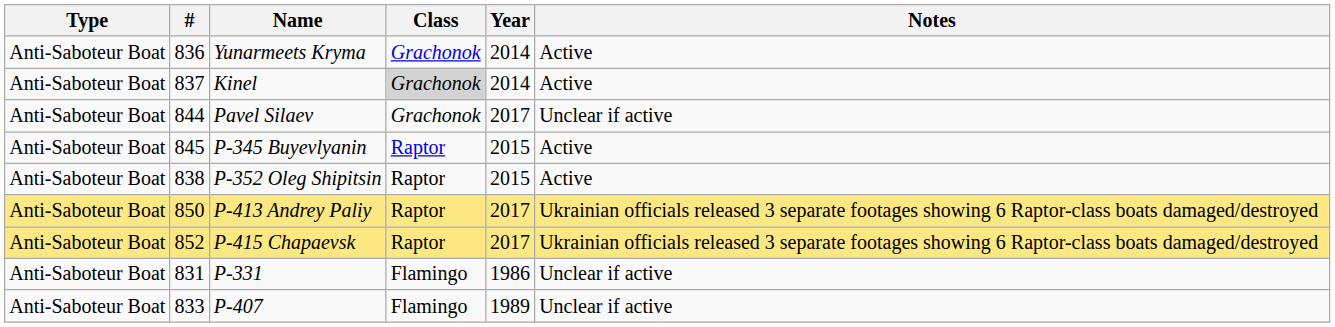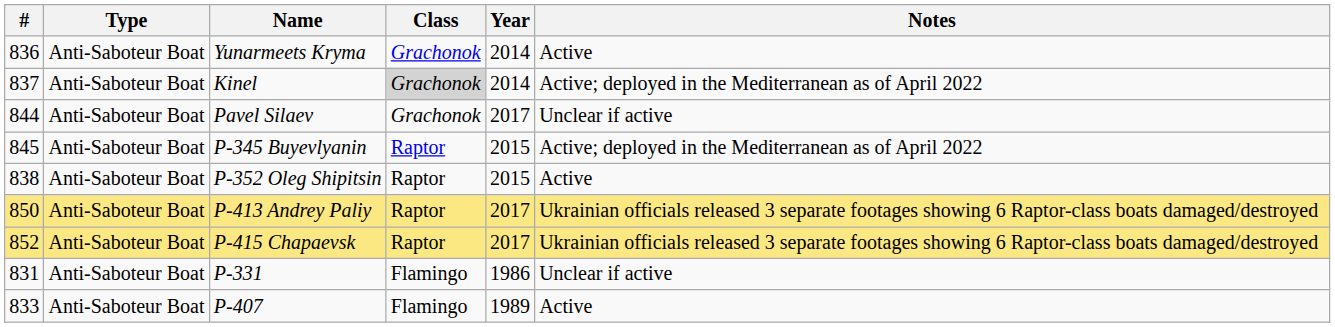columns swapped: (190, 20) <-> (87, 20)
(566, 83) Active -> (761, 83) Active; deployed in the Mediterranean as of April 2022
(566, 147) Active -> (761, 147) Active; deployed in the Mediterranean as of April 2022
(606, 305) Unclear if active -> (566, 305) Active
